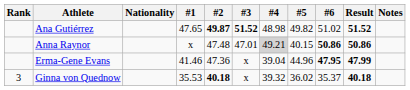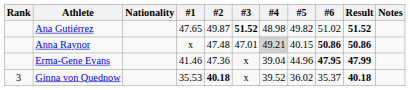(218, 28) bold -> (218, 28) normal
(274, 77) 39.32 -> (274, 77) 39.52
